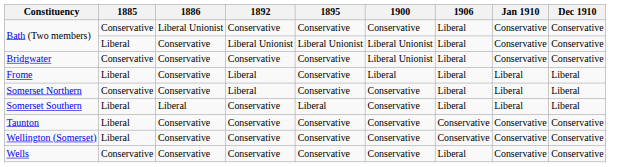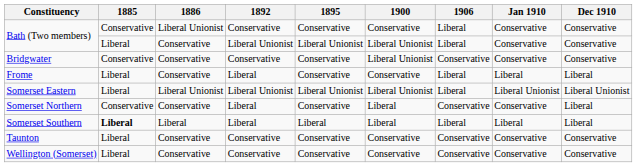(452, 59) Liberal -> (464, 59) Conservative
(382, 75) Liberal -> (394, 75) Conservative
+ row: (41, 91)
(394, 91) Conservative -> (382, 106) Liberal
(452, 91) Liberal -> (464, 106) Conservative
(509, 91) Liberal -> (520, 106) Conservative
(115, 106) normal -> (117, 122) bold
(254, 106) Conservative -> (242, 122) Liberal
(394, 106) Conservative -> (382, 122) Liberal
- row: (18, 153)
